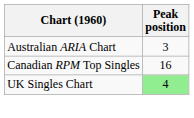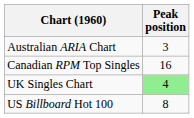+ row: (60, 103)
